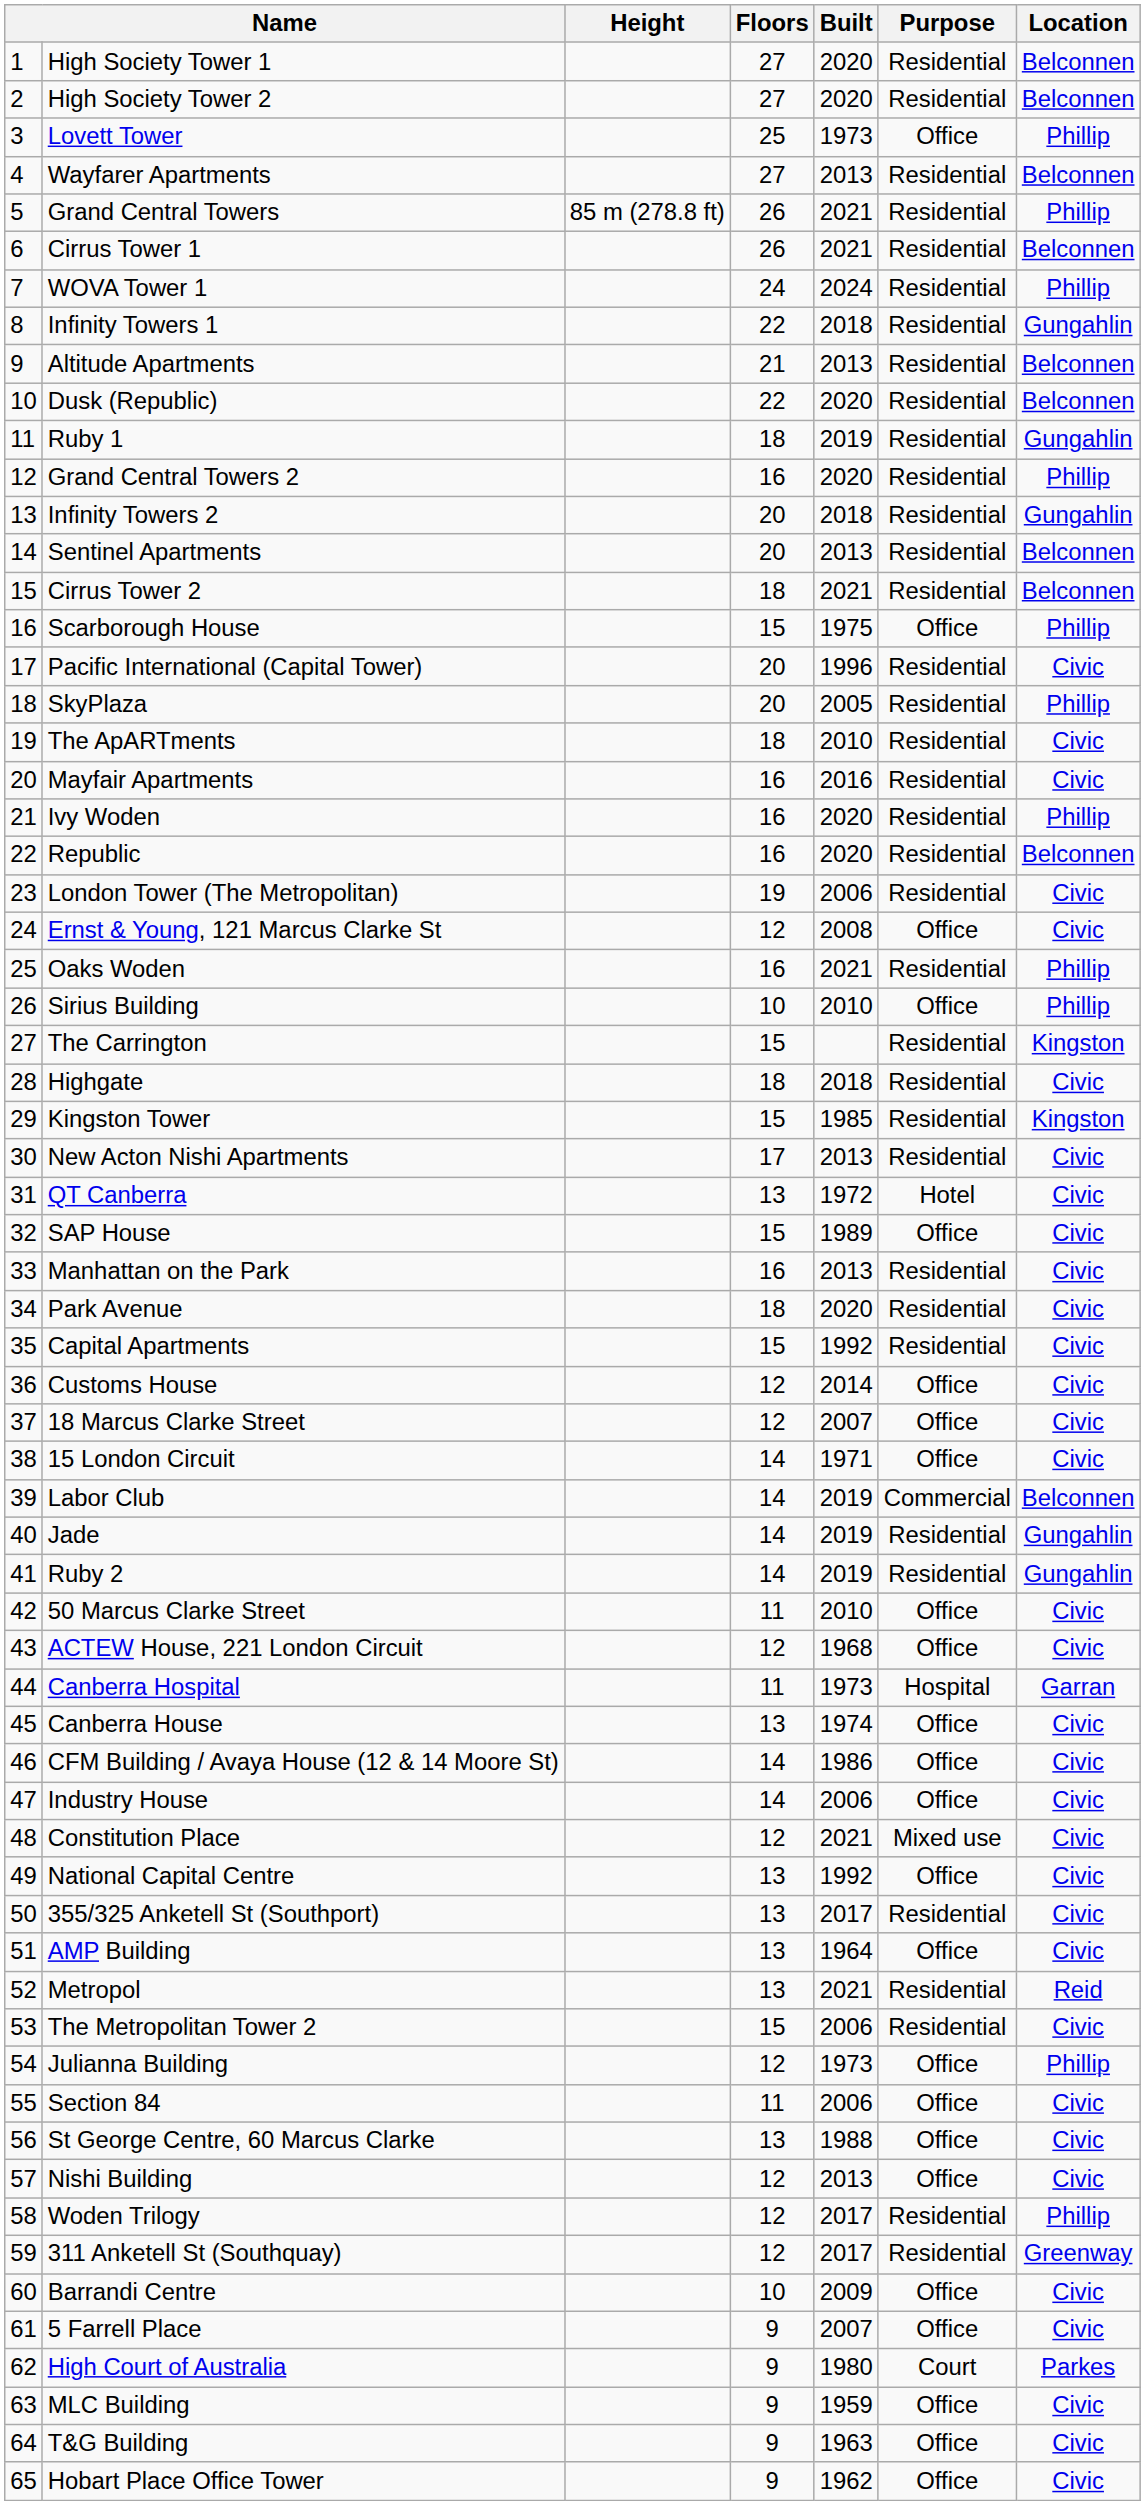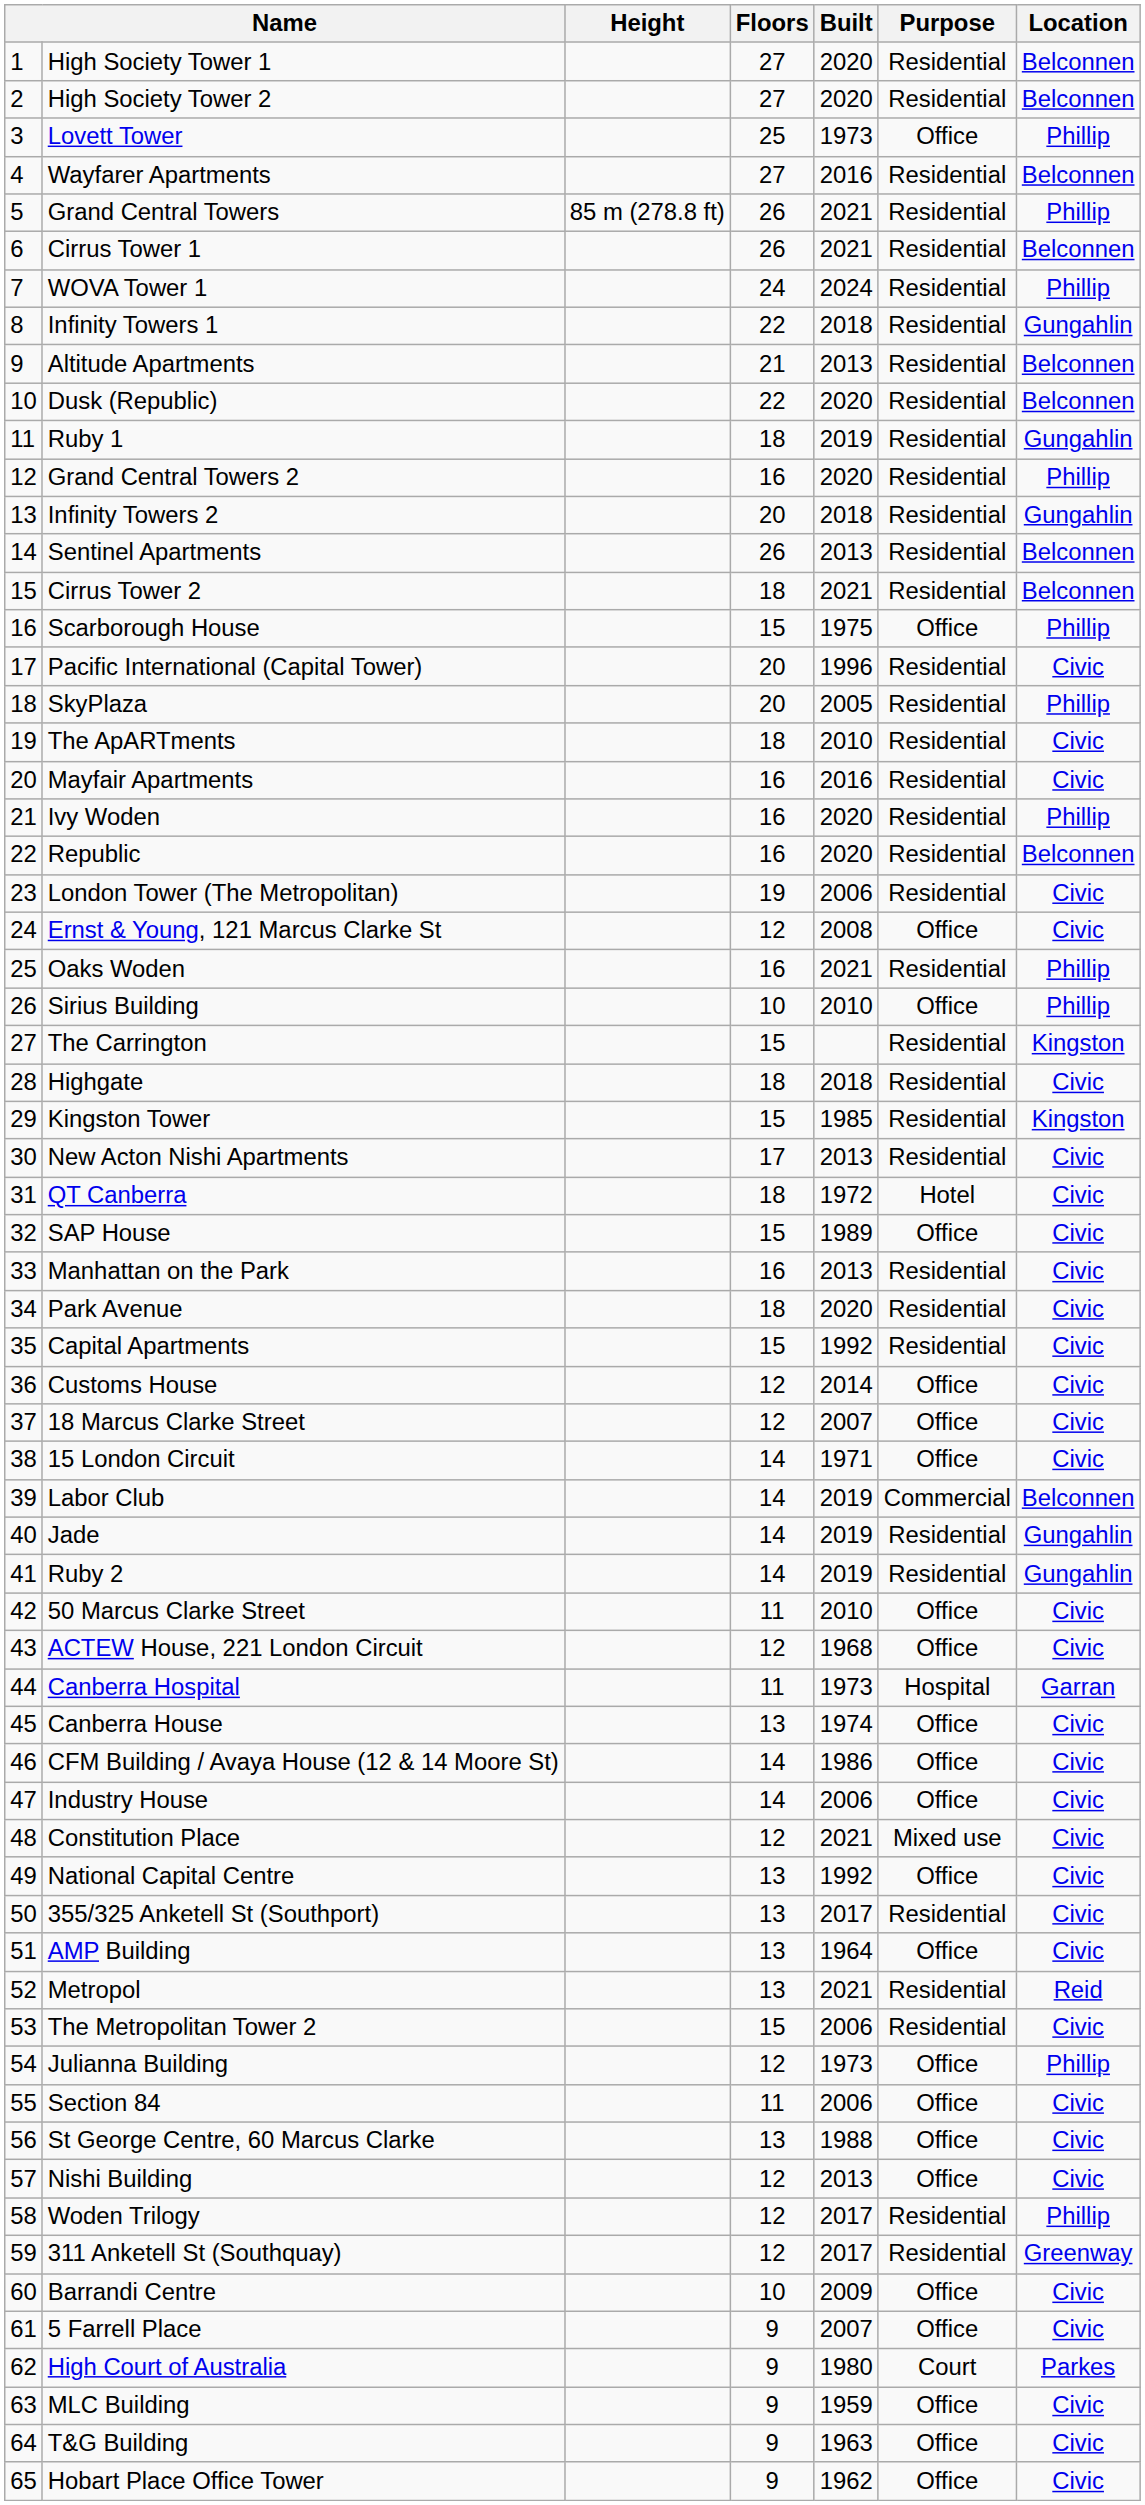(846, 174) 2013 -> (846, 174) 2016
(772, 552) 20 -> (772, 552) 26
(772, 1195) 13 -> (772, 1195) 18
